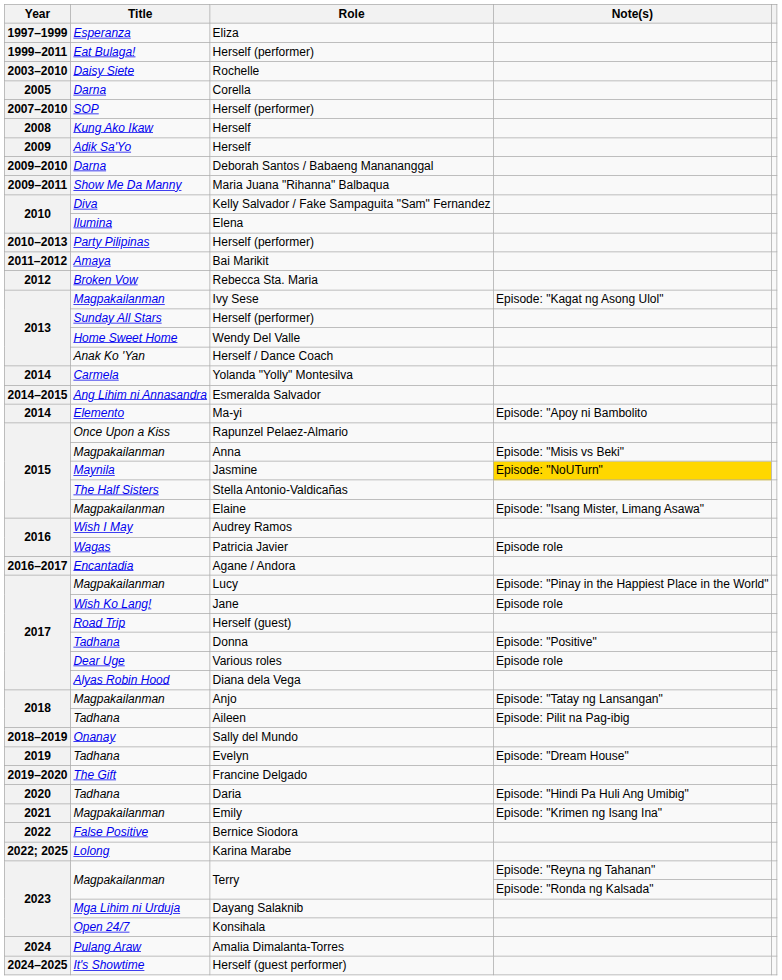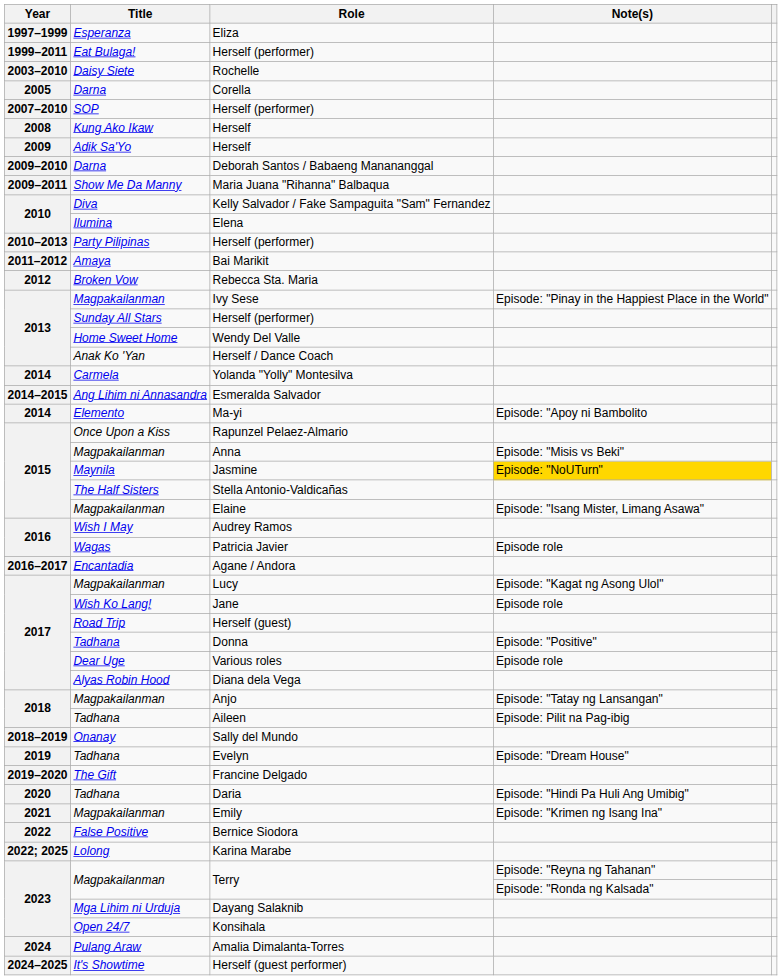(580, 299) Episode: "Kagat ng Asong Ulol" -> (632, 299) Episode: "Pinay in the Happiest Place in the World"
(632, 584) Episode: "Pinay in the Happiest Place in the World" -> (580, 584) Episode: "Kagat ng Asong Ulol"
